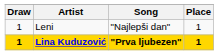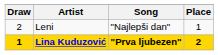(19, 27) 1 -> (19, 27) 2
(199, 42) 1 -> (199, 42) 2
